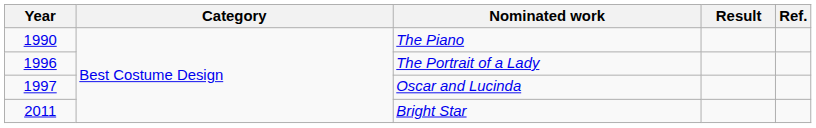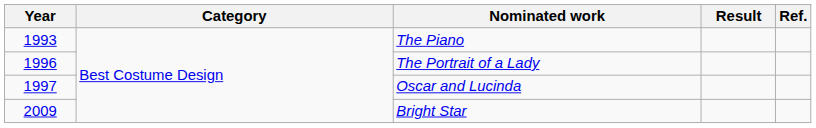(40, 39) 1990 -> (40, 39) 1993
(40, 110) 2011 -> (40, 110) 2009
